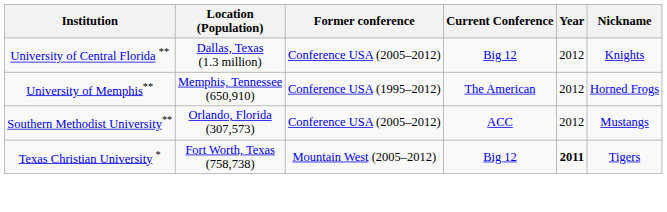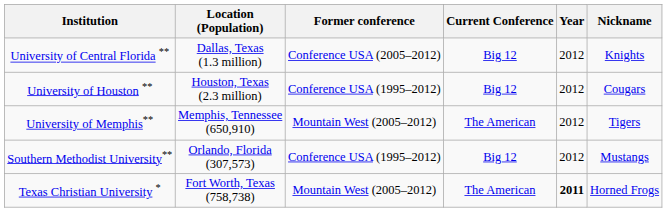+ row: (90, 89)
(364, 89) Conference USA (1995–2012) -> (364, 122) Mountain West (2005–2012)
(625, 89) Horned Frogs -> (625, 122) Tigers
(364, 122) Conference USA (2005–2012) -> (364, 156) Conference USA (1995–2012)
(500, 122) ACC -> (500, 156) Big 12
(500, 156) Big 12 -> (500, 190) The American
(625, 156) Tigers -> (625, 190) Horned Frogs
